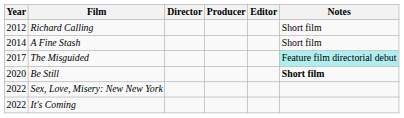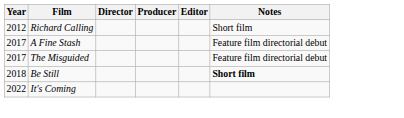(16, 43) 2014 -> (16, 43) 2017
(302, 43) Short film -> (270, 43) Feature film directorial debut
(339, 58) paleturquoise background -> (270, 58) no background
(16, 74) 2020 -> (16, 74) 2018
- row: (97, 89)
